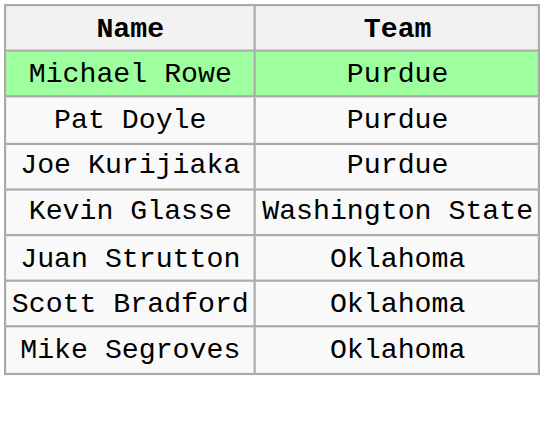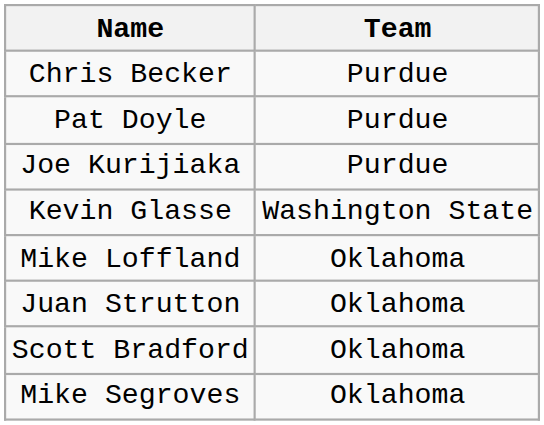- row: (130, 74)
+ row: (130, 74)
+ row: (130, 258)
